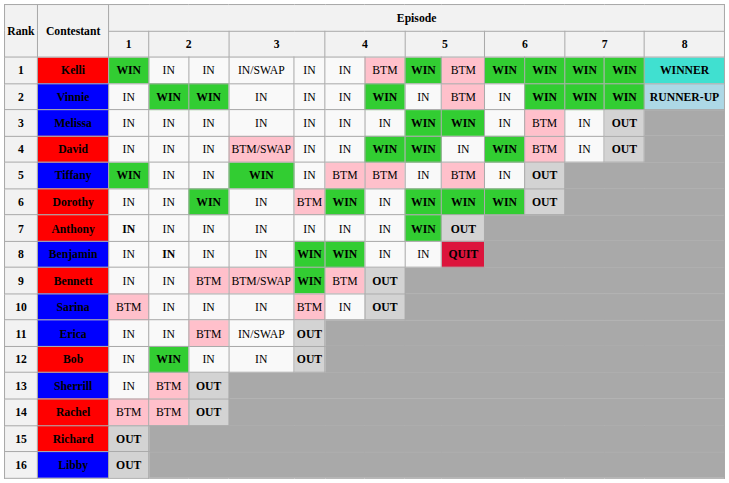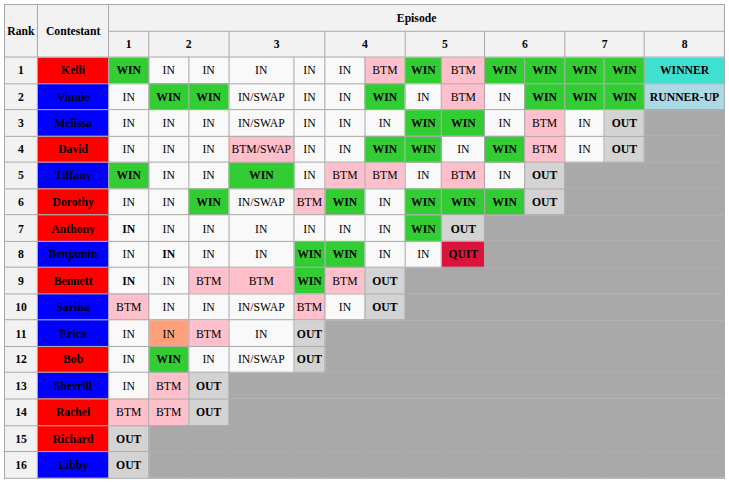(261, 71) IN/SWAP -> (261, 71) IN
(261, 97) IN -> (261, 97) IN/SWAP
(261, 123) IN -> (261, 123) IN/SWAP
(261, 202) IN -> (261, 202) IN/SWAP
(129, 281) normal -> (129, 281) bold
(261, 281) BTM/SWAP -> (261, 281) BTM
(261, 307) IN -> (261, 307) IN/SWAP
(169, 334) no background -> (169, 334) lightsalmon background
(261, 334) IN/SWAP -> (261, 334) IN
(261, 360) IN -> (261, 360) IN/SWAP
